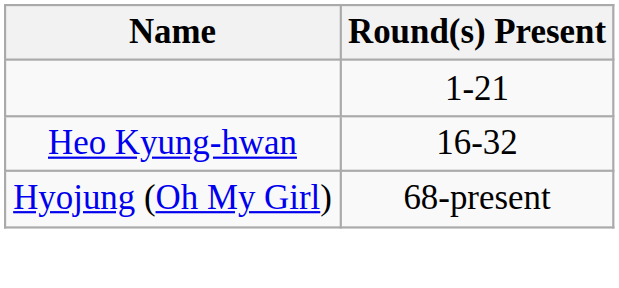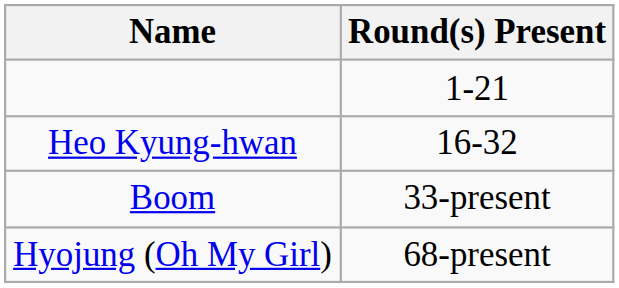+ row: (173, 198)
